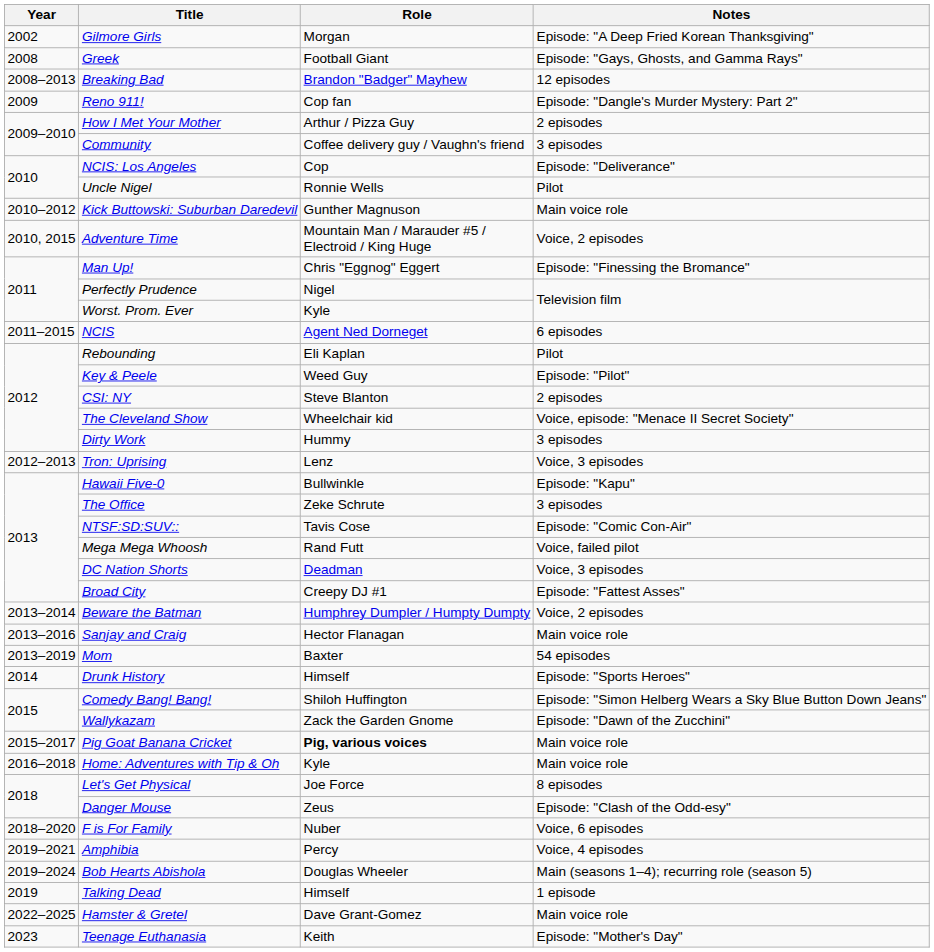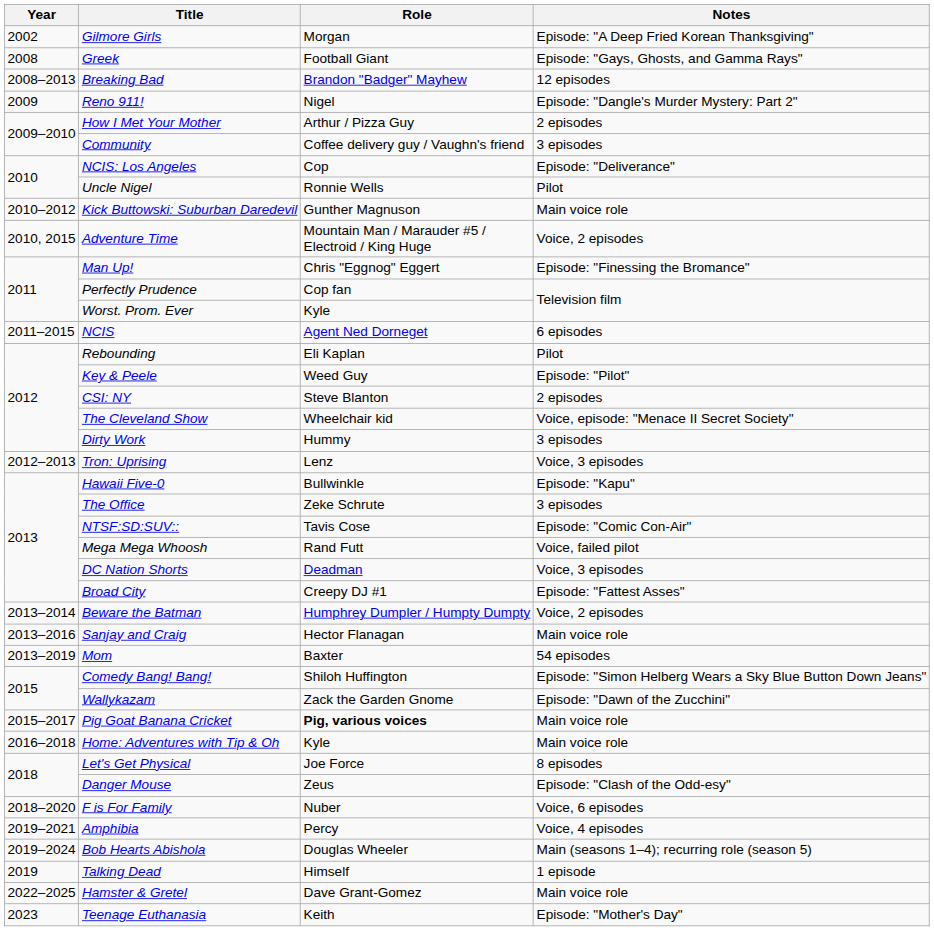(327, 101) Cop fan -> (319, 101) Nigel
(319, 289) Nigel -> (327, 289) Cop fan
- row: (123, 677)
